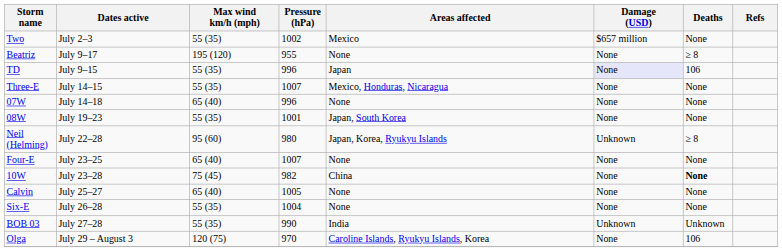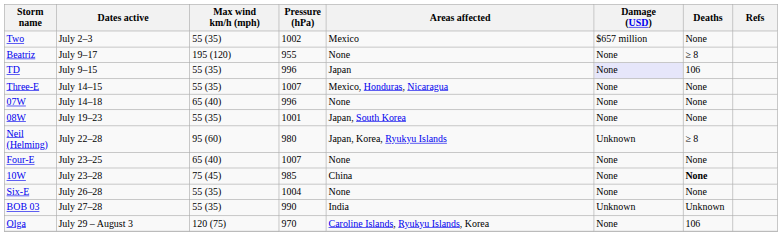(289, 176) 982 -> (289, 176) 985
- row: (20, 192)
